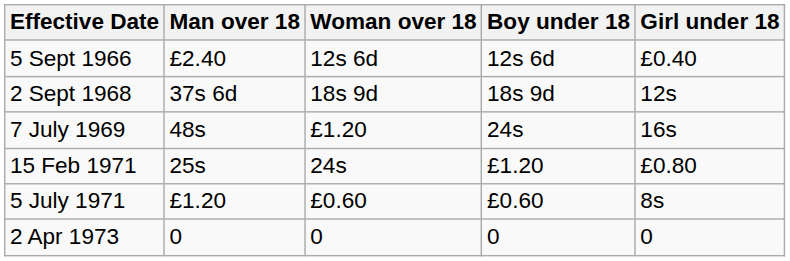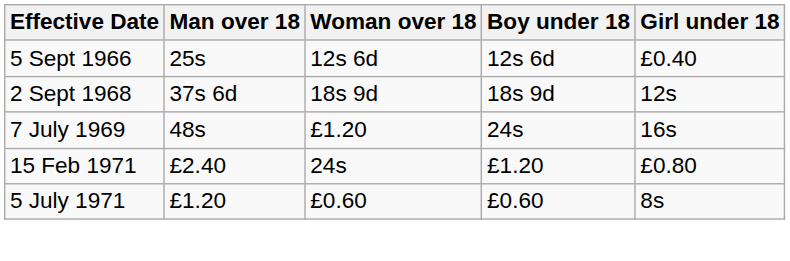(198, 58) £2.40 -> (188, 58) 25s
(188, 165) 25s -> (198, 165) £2.40
- row: (64, 237)
